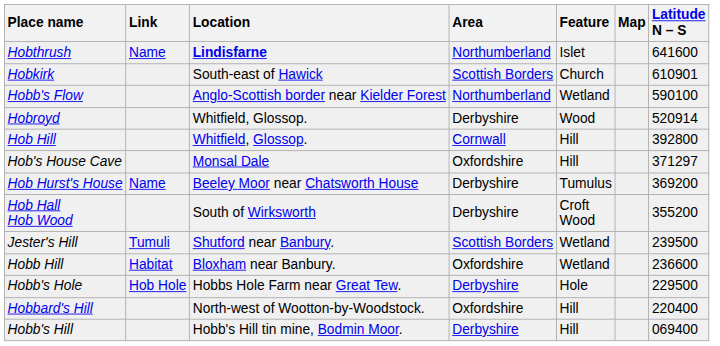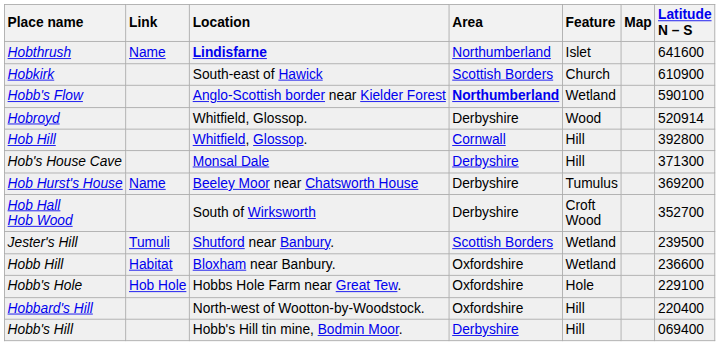(675, 74) 610901 -> (681, 74) 610900
(502, 96) normal -> (506, 96) bold
(488, 161) Oxfordshire -> (485, 161) Derbyshire
(675, 161) 371297 -> (681, 161) 371300
(675, 213) 355200 -> (681, 213) 352700
(485, 286) Derbyshire -> (488, 286) Oxfordshire
(675, 286) 229500 -> (681, 286) 229100
